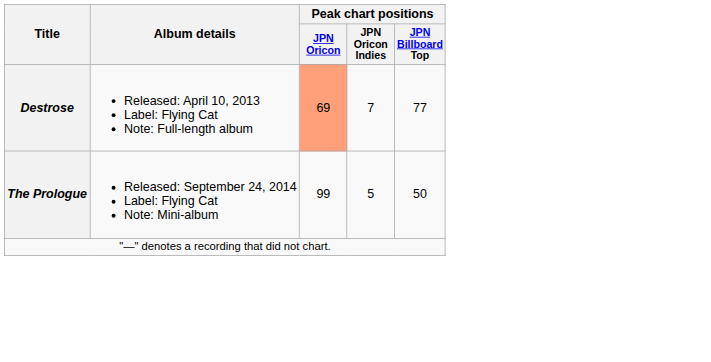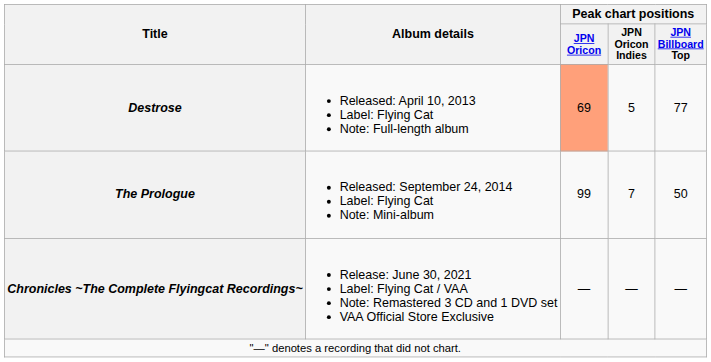(371, 107) 7 -> (631, 107) 5
(371, 194) 5 -> (631, 194) 7
+ row: (155, 288)
